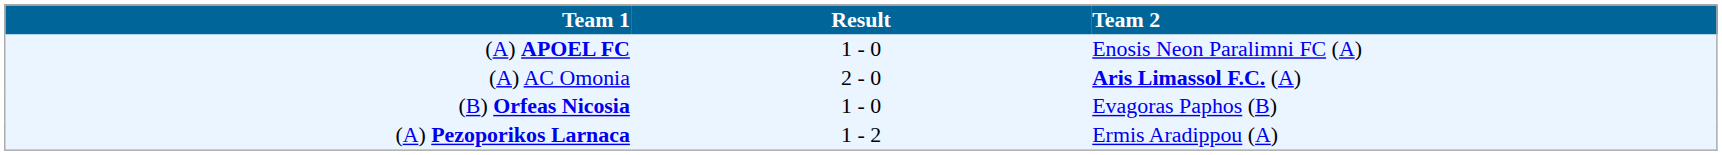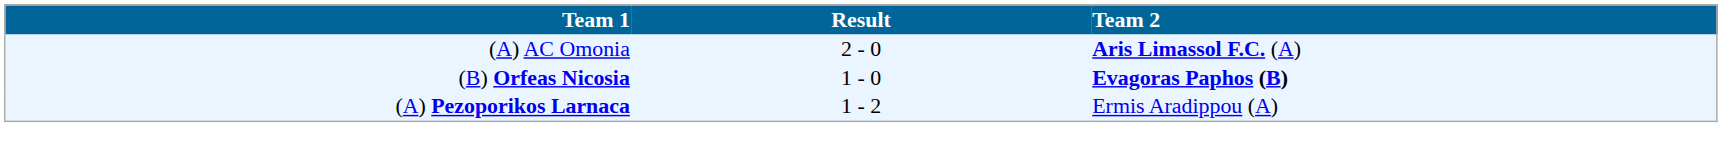- row: (558, 48)
(1185, 106) normal -> (1190, 77) bold
